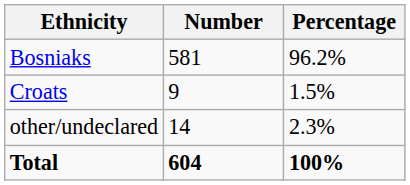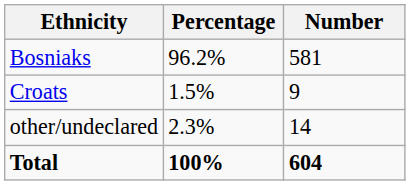columns swapped: (223, 22) <-> (344, 22)
